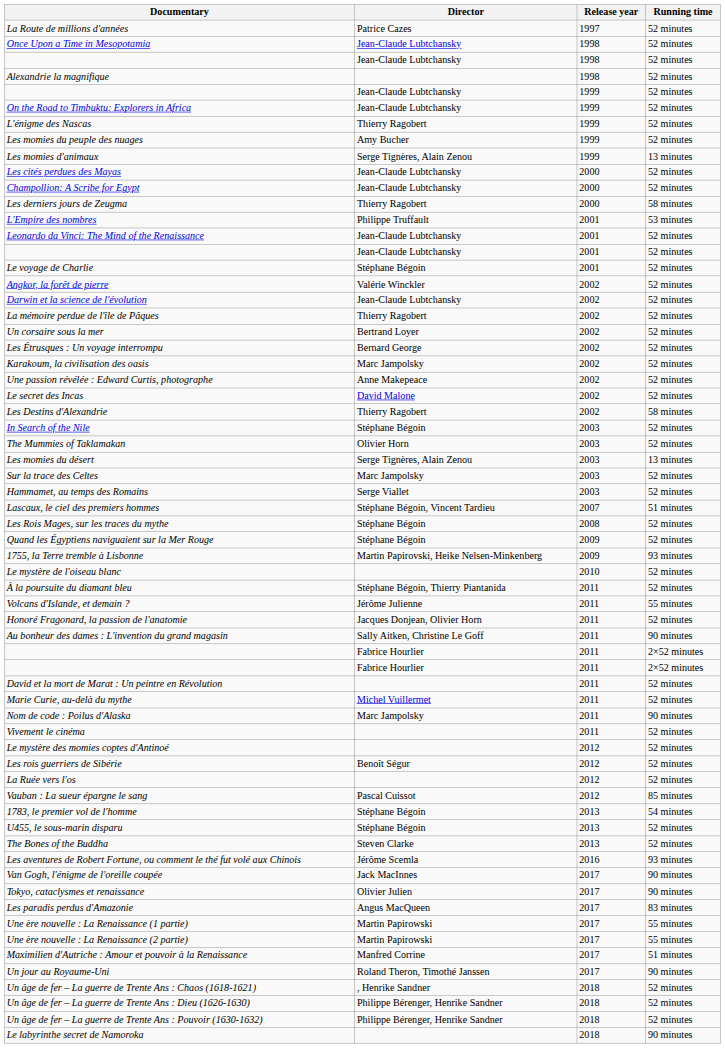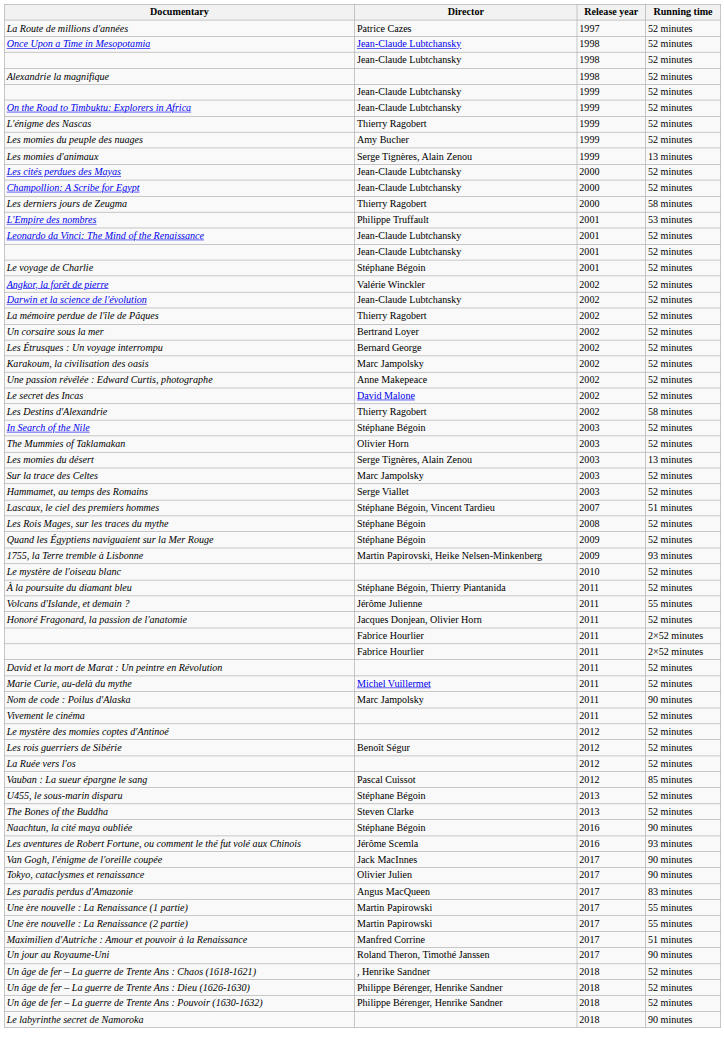- row: (117, 635)
- row: (72, 811)
+ row: (69, 827)
